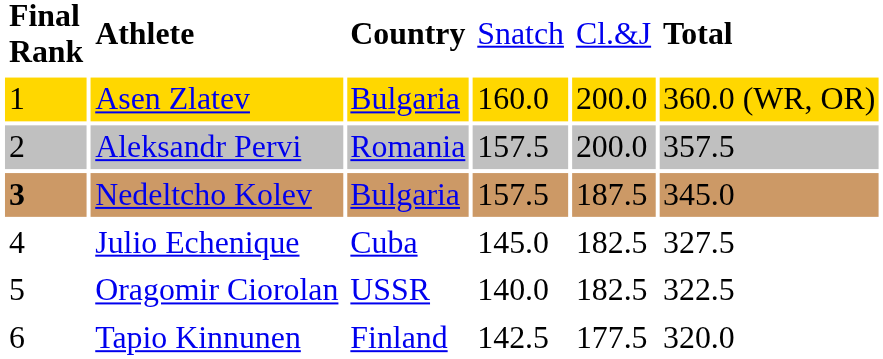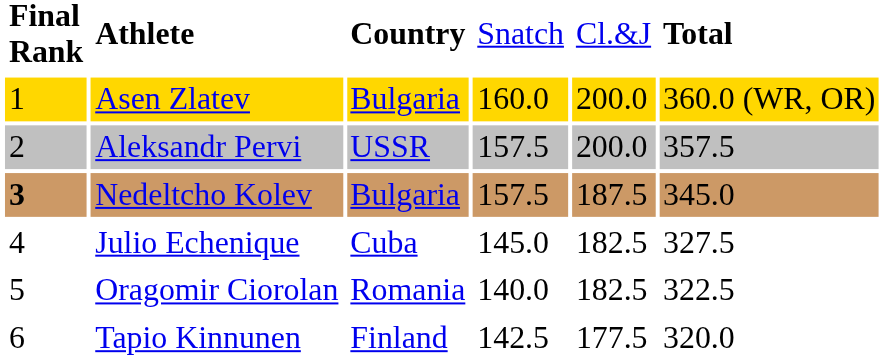(408, 146) Romania -> (390, 146) USSR
(390, 289) USSR -> (408, 289) Romania
